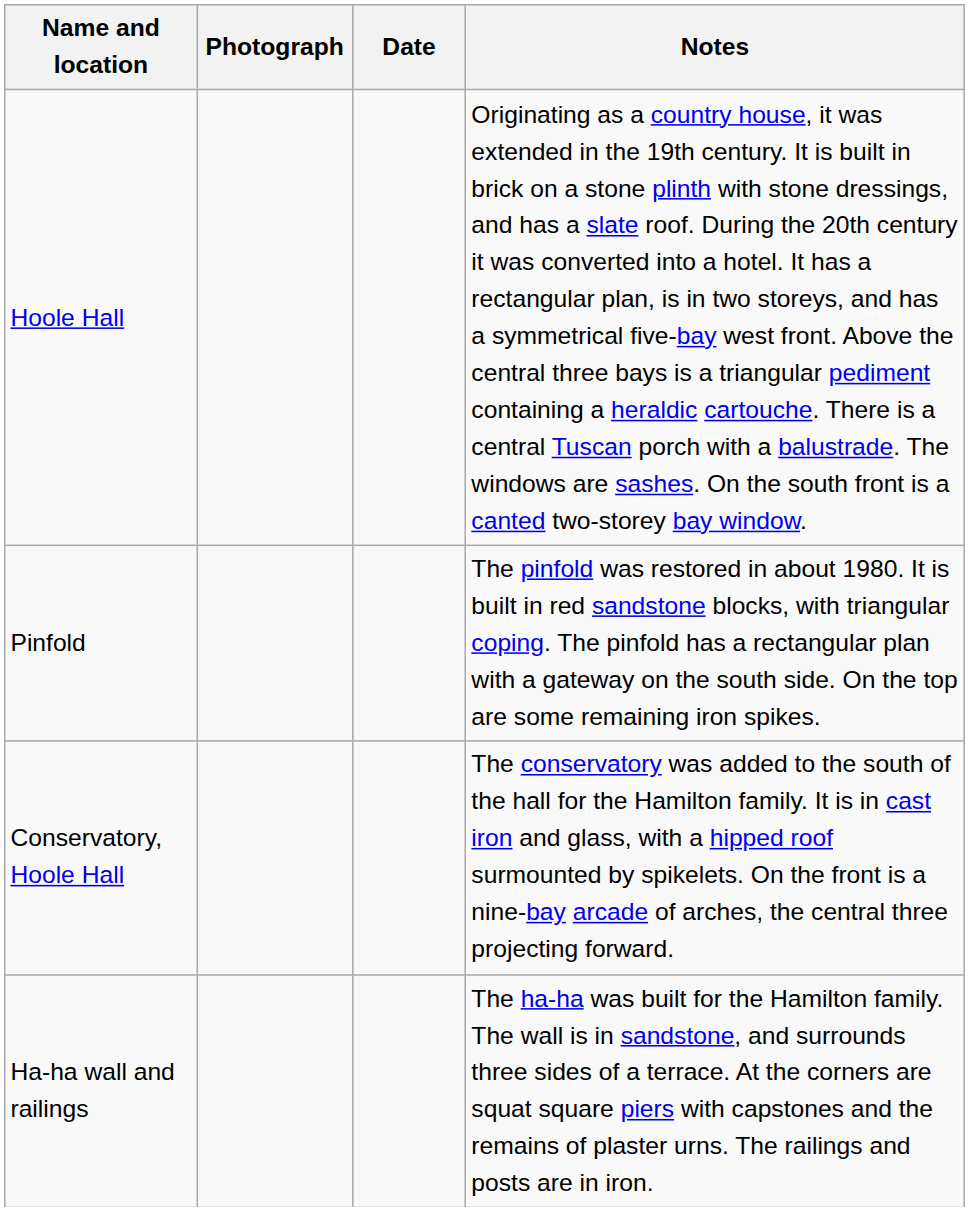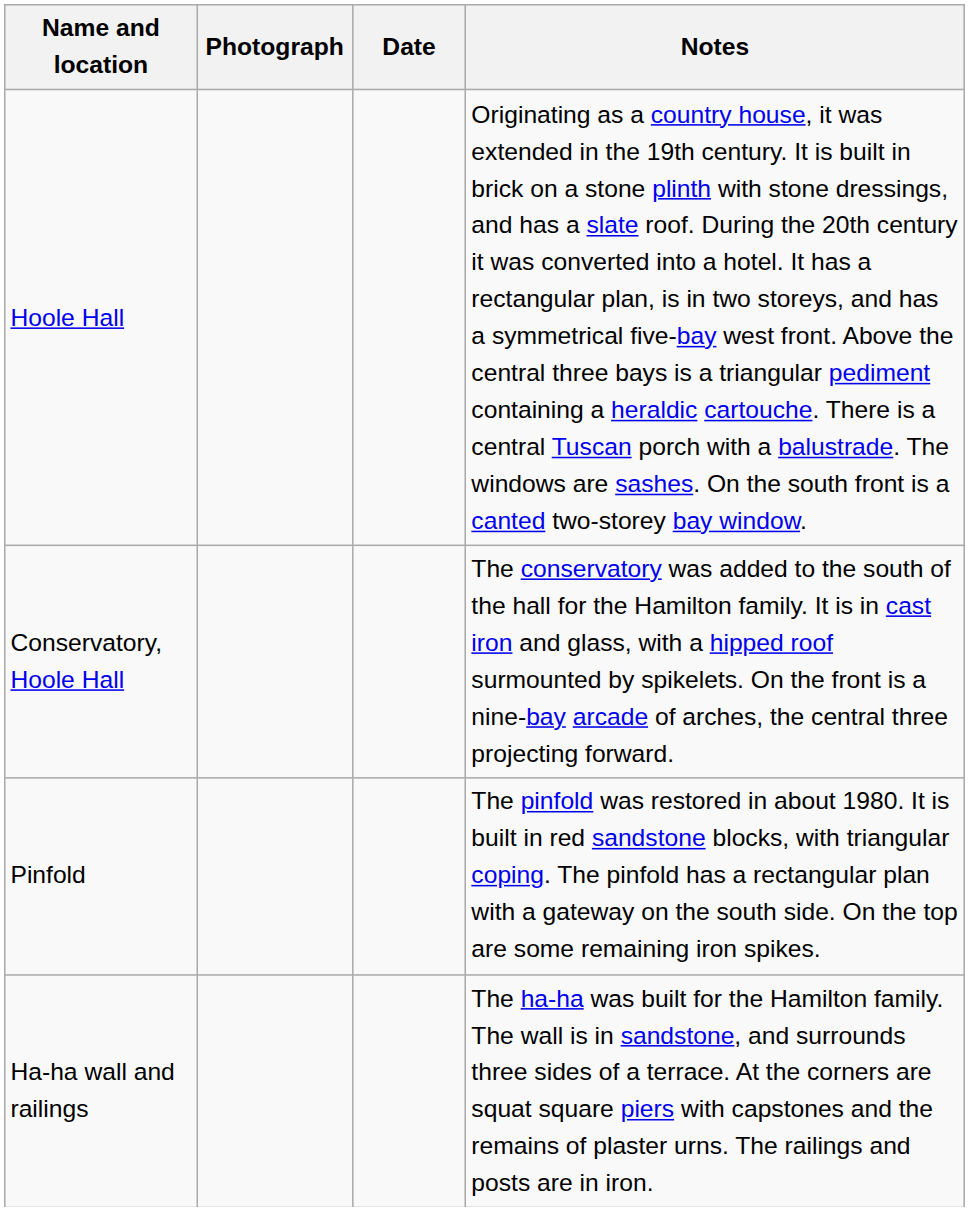rows swapped: (48, 642) <-> (86, 857)
